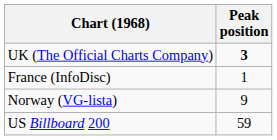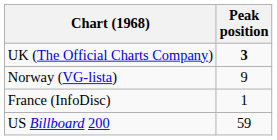rows swapped: (62, 100) <-> (59, 77)
